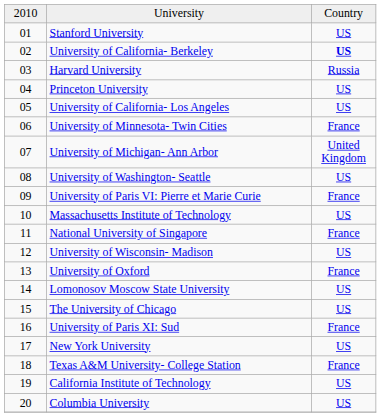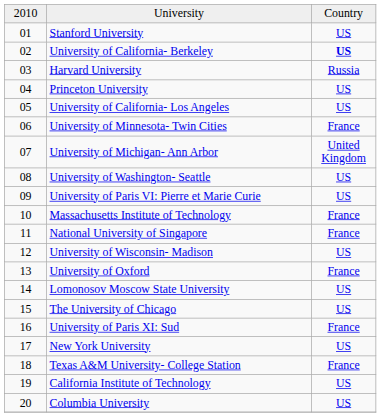(344, 196) France -> (344, 196) US
(344, 214) US -> (344, 214) France
